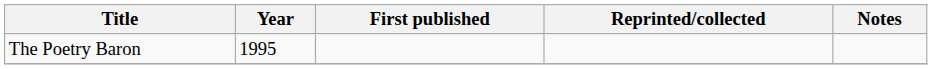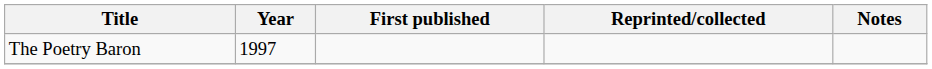(258, 48) 1995 -> (258, 48) 1997
